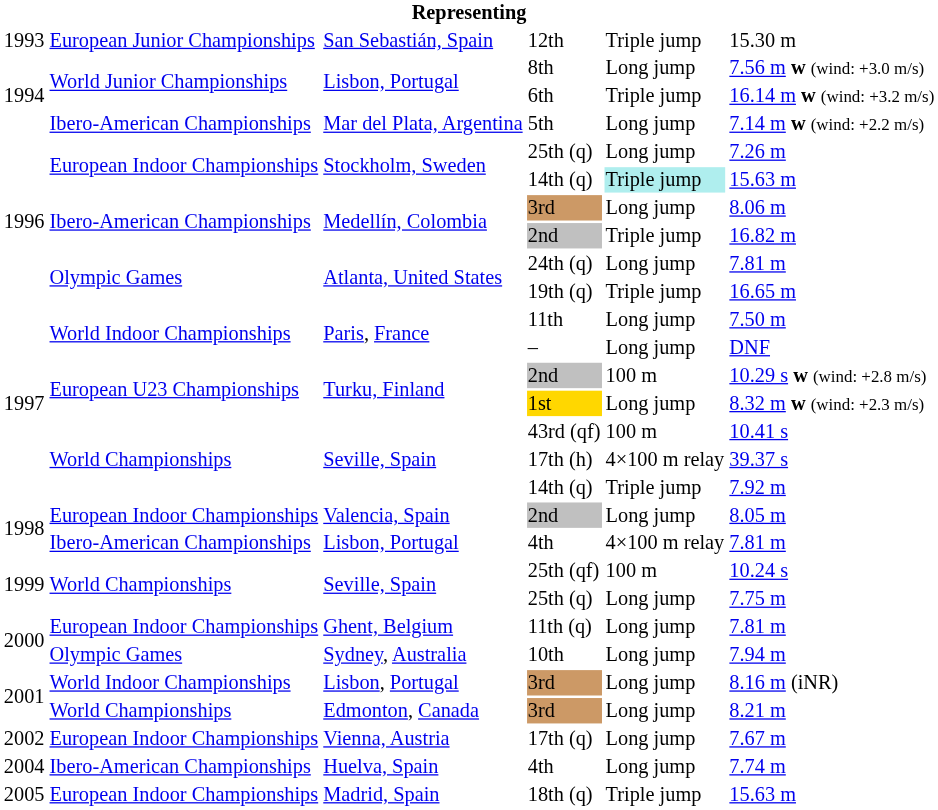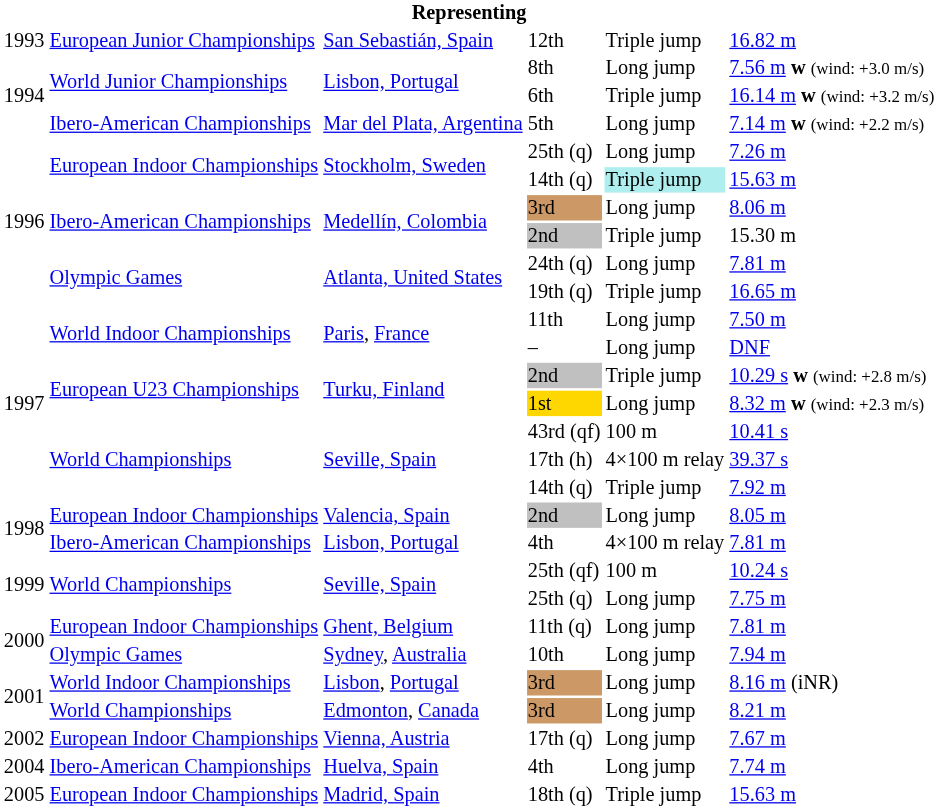(763, 40) 15.30 m -> (763, 40) 16.82 m
(763, 235) 16.82 m -> (763, 235) 15.30 m
(631, 375) 100 m -> (653, 375) Triple jump
